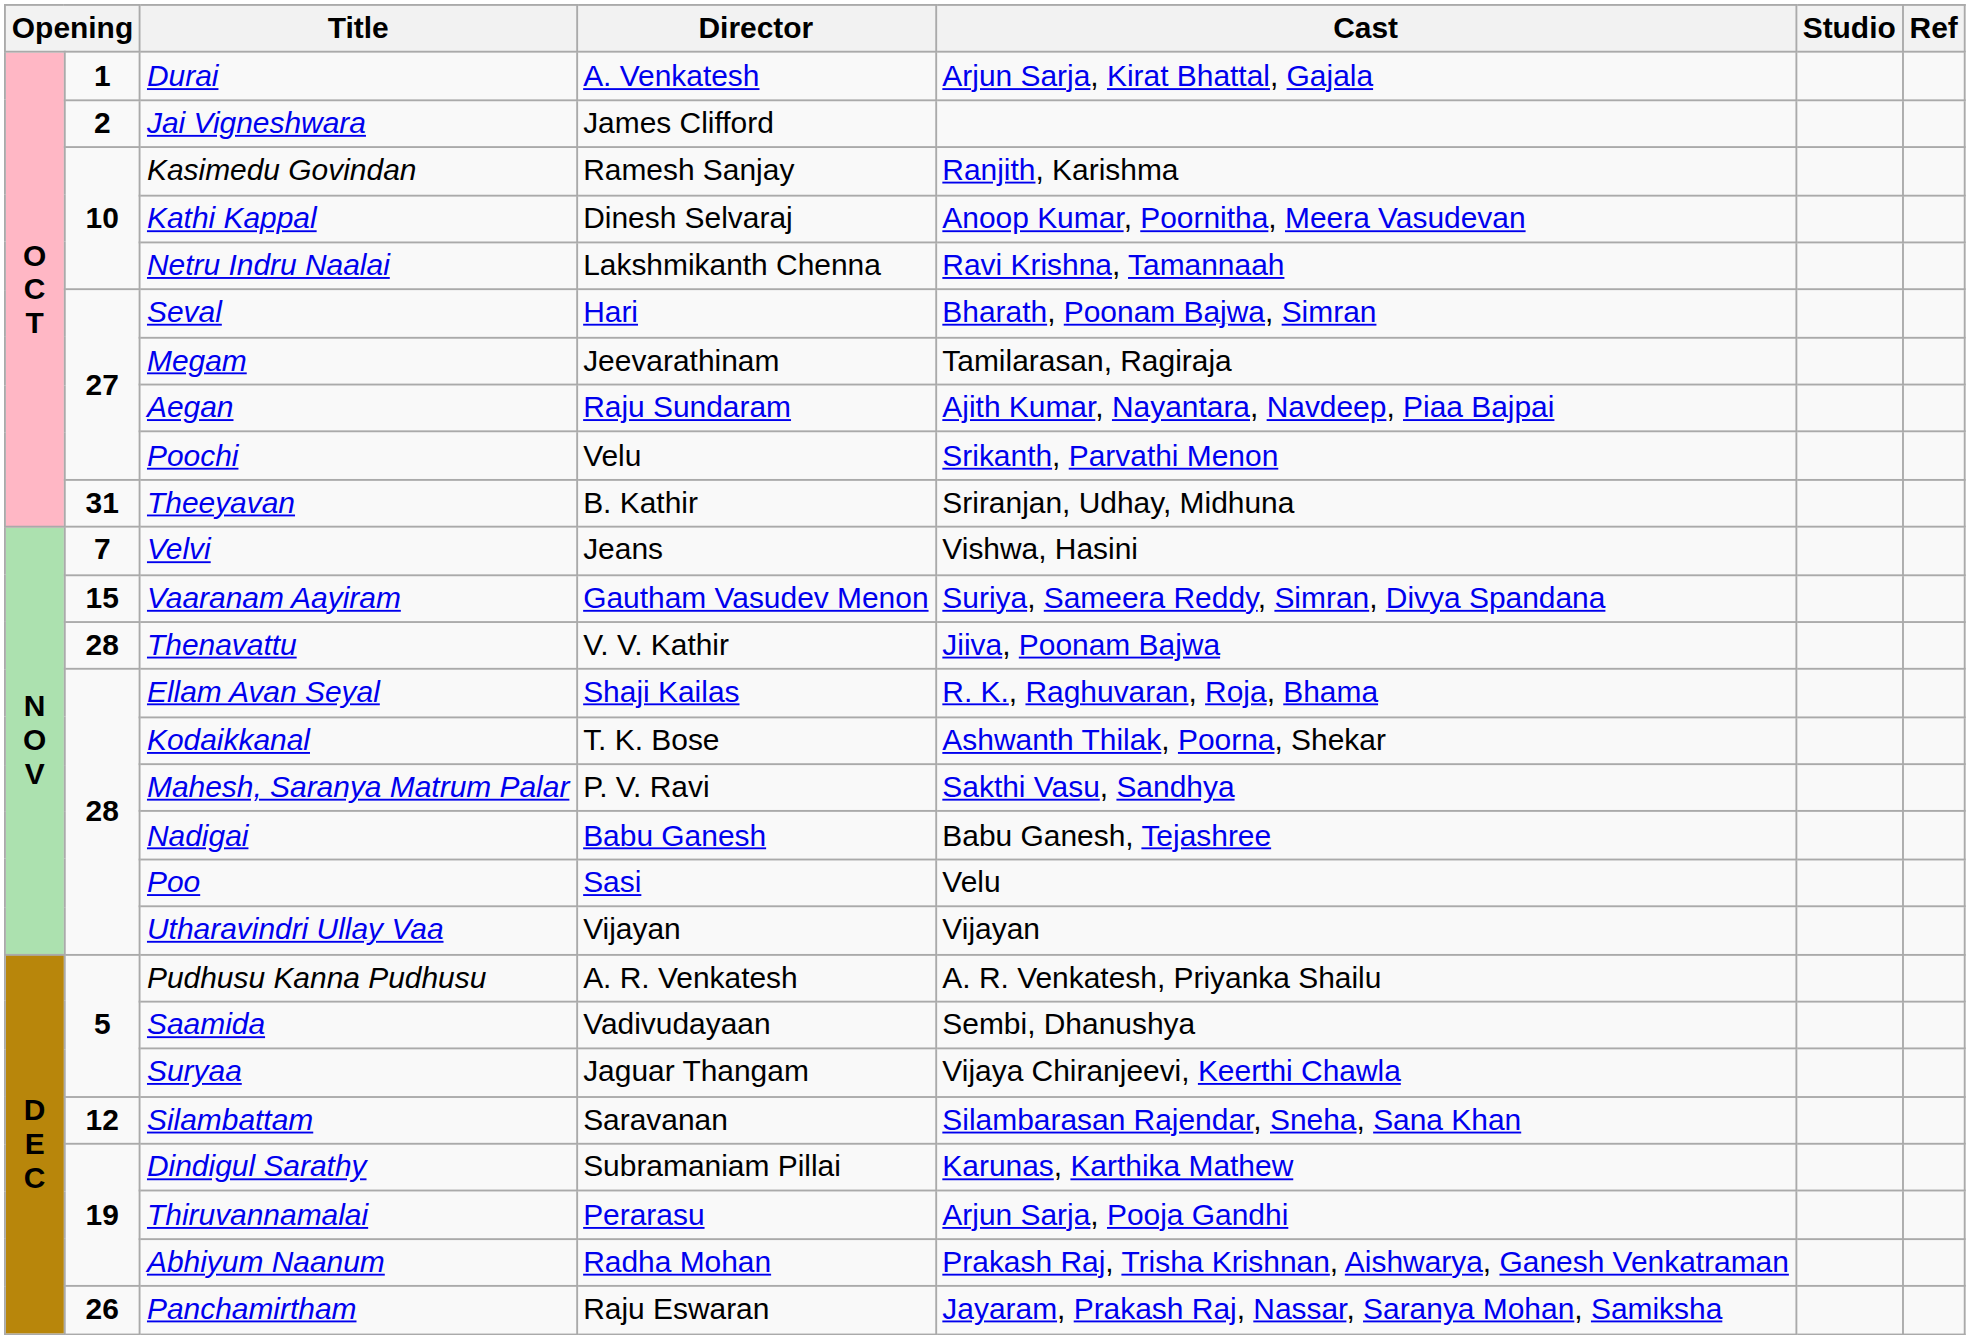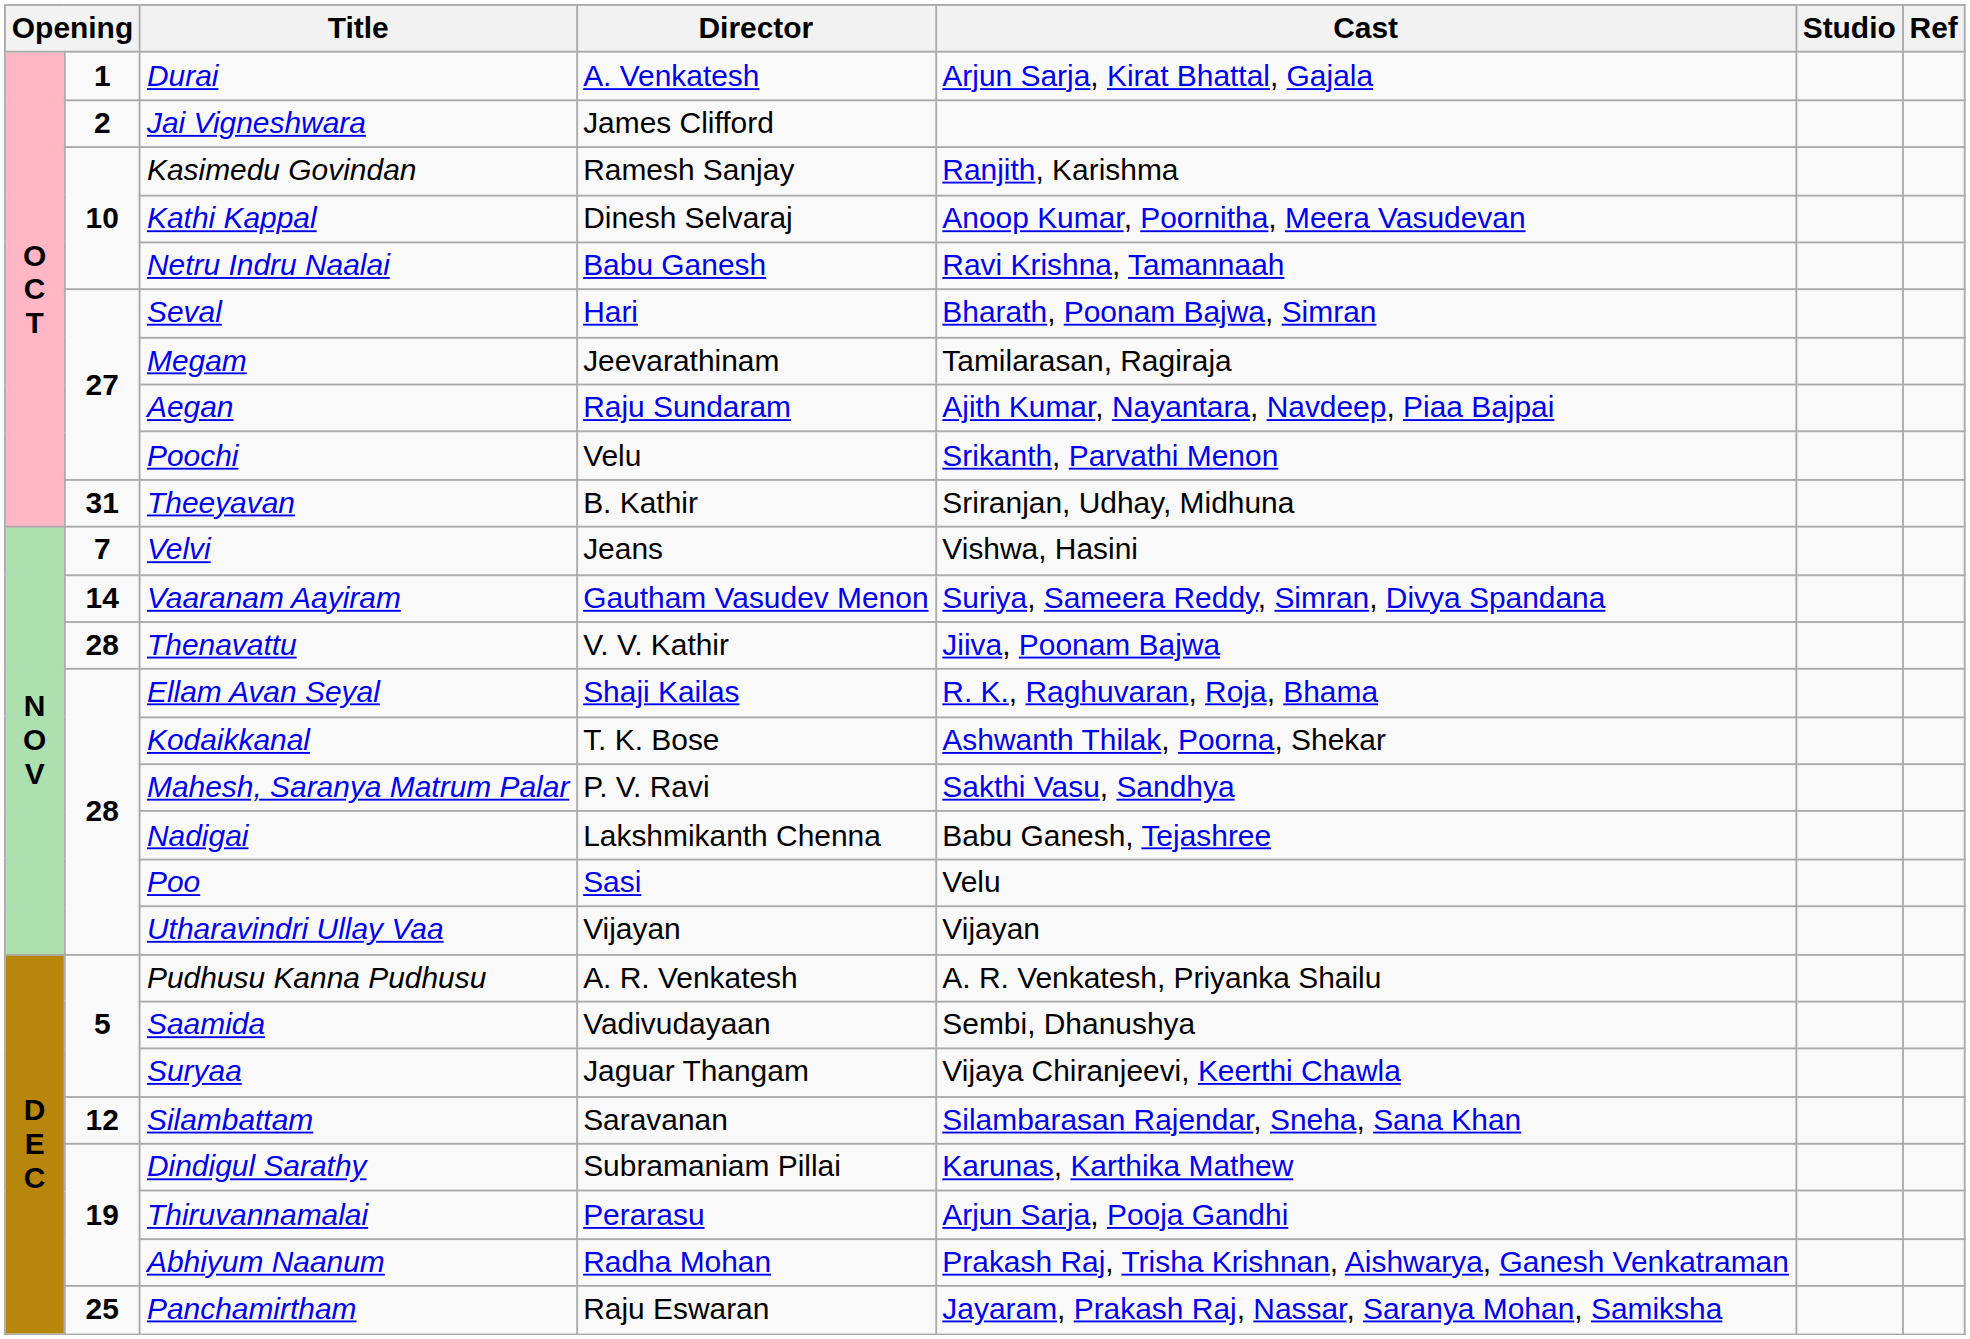(732, 265) Lakshmikanth Chenna -> (675, 265) Babu Ganesh
(102, 597) 15 -> (102, 597) 14
(675, 834) Babu Ganesh -> (732, 834) Lakshmikanth Chenna
(102, 1309) 26 -> (102, 1309) 25
